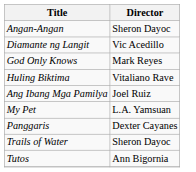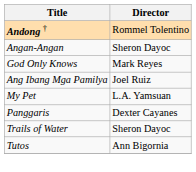+ row: (27, 30)
- row: (48, 45)
- row: (38, 77)
